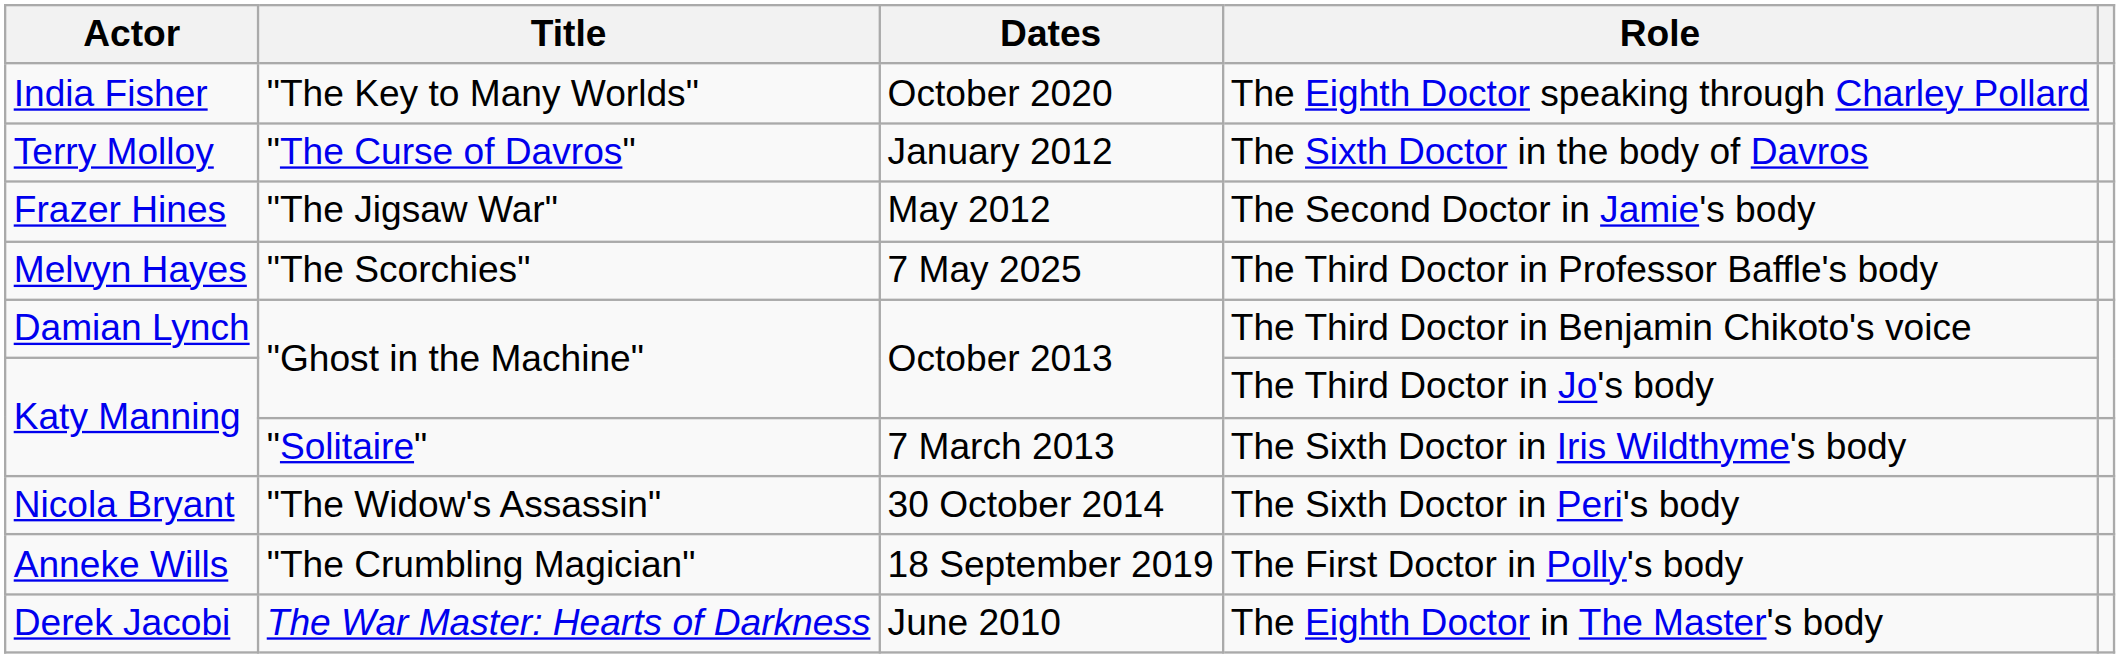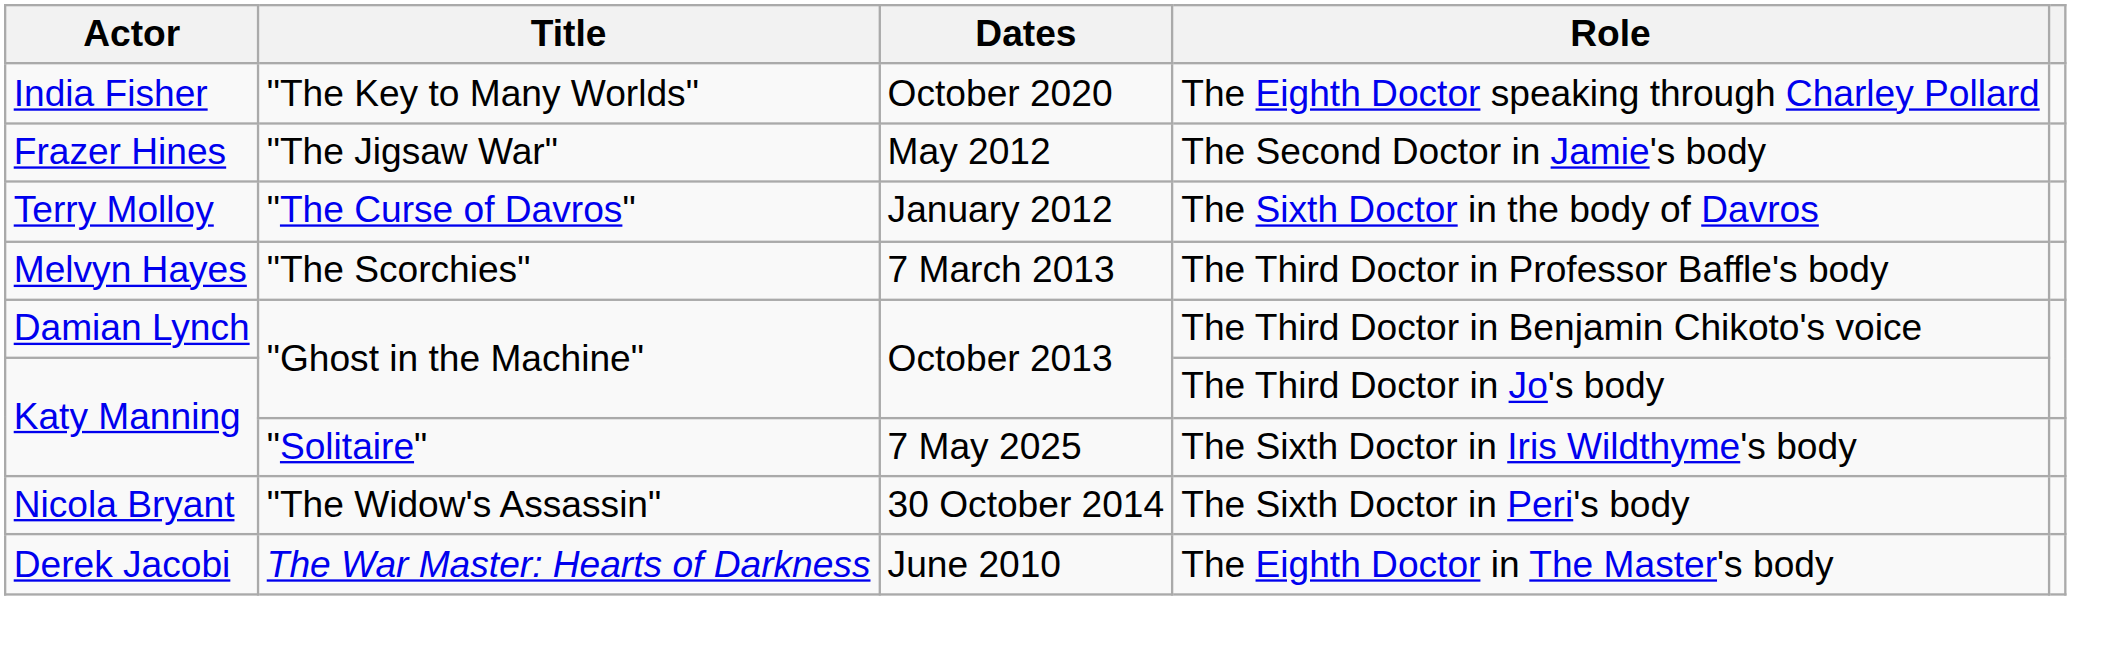rows swapped: (1550, 151) <-> (1523, 210)
(985, 269) 7 May 2025 -> (1001, 269) 7 March 2013
(1001, 446) 7 March 2013 -> (985, 446) 7 May 2025
- row: (1487, 563)
